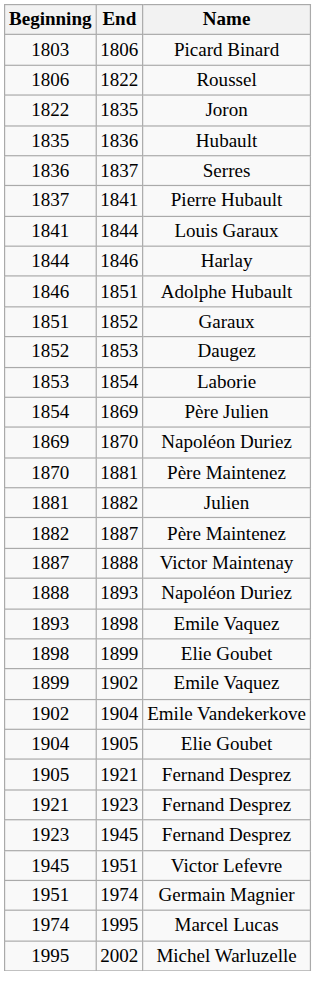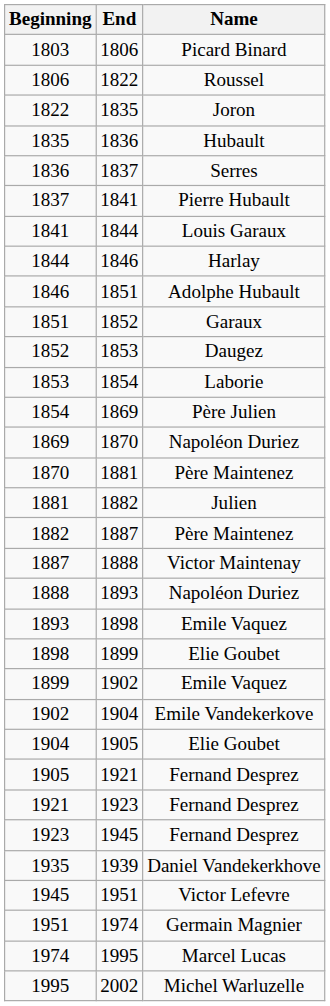+ row: (50, 865)
